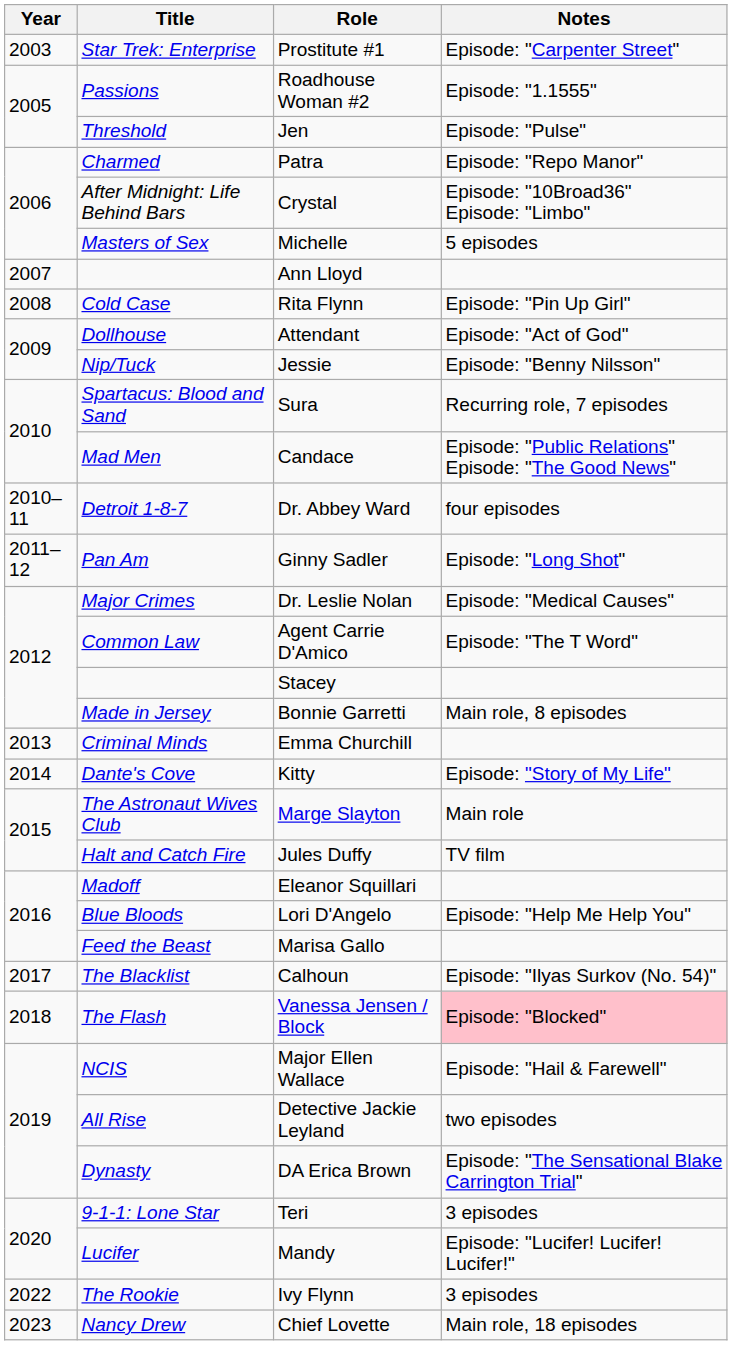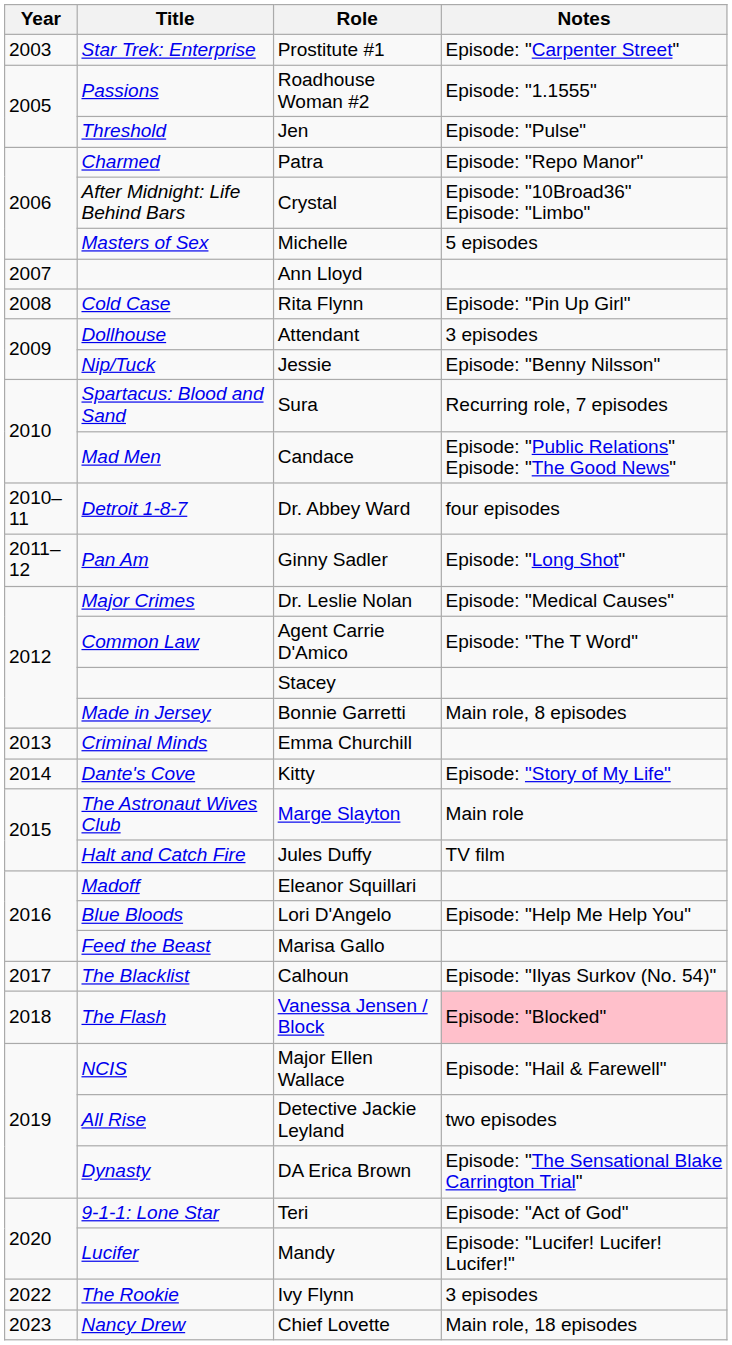(537, 334) Episode: "Act of God" -> (492, 334) 3 episodes
(492, 1212) 3 episodes -> (537, 1212) Episode: "Act of God"
